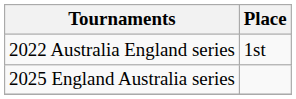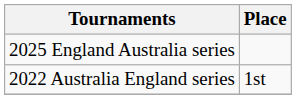rows swapped: (122, 49) <-> (122, 79)
